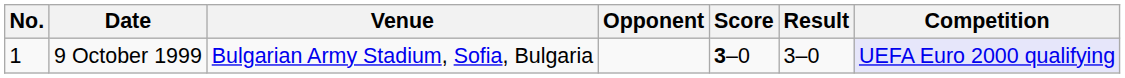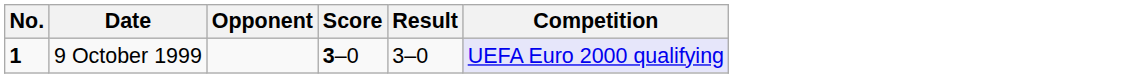- column: (402, 21)
(16, 55) normal -> (16, 55) bold
